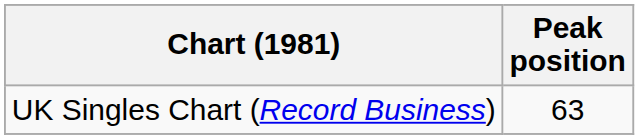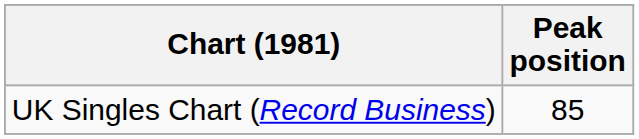(568, 109) 63 -> (568, 109) 85
